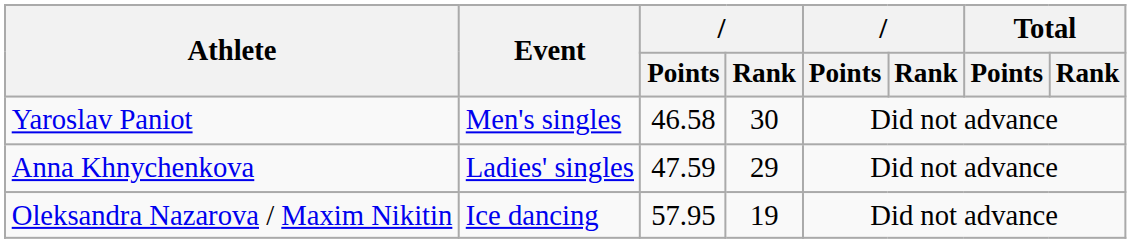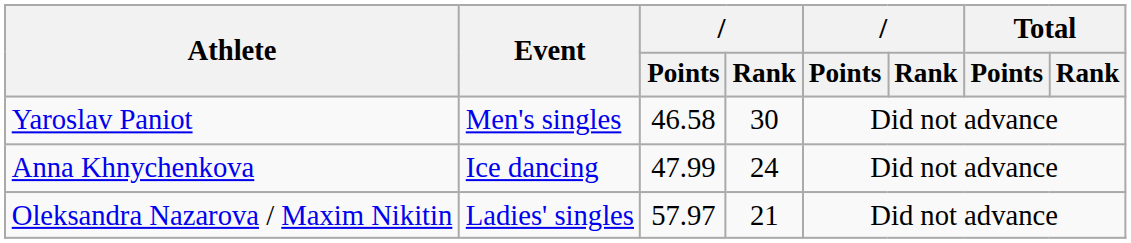(550, 167) Ladies' singles -> (532, 167) Ice dancing
(683, 167) 47.59 -> (683, 167) 47.99
(764, 167) 29 -> (764, 167) 24
(532, 215) Ice dancing -> (550, 215) Ladies' singles
(683, 215) 57.95 -> (683, 215) 57.97
(764, 215) 19 -> (764, 215) 21
